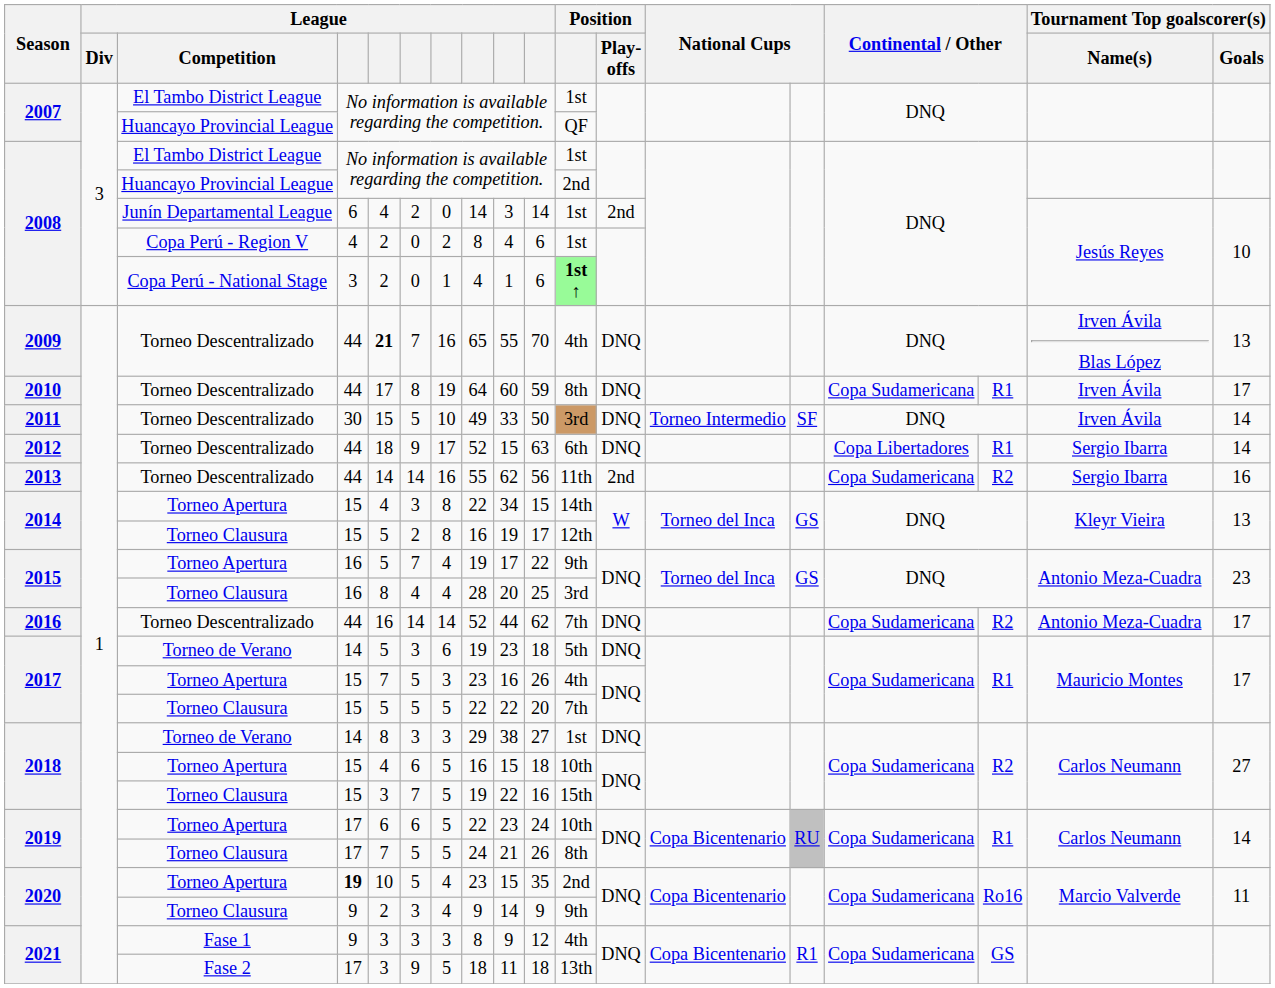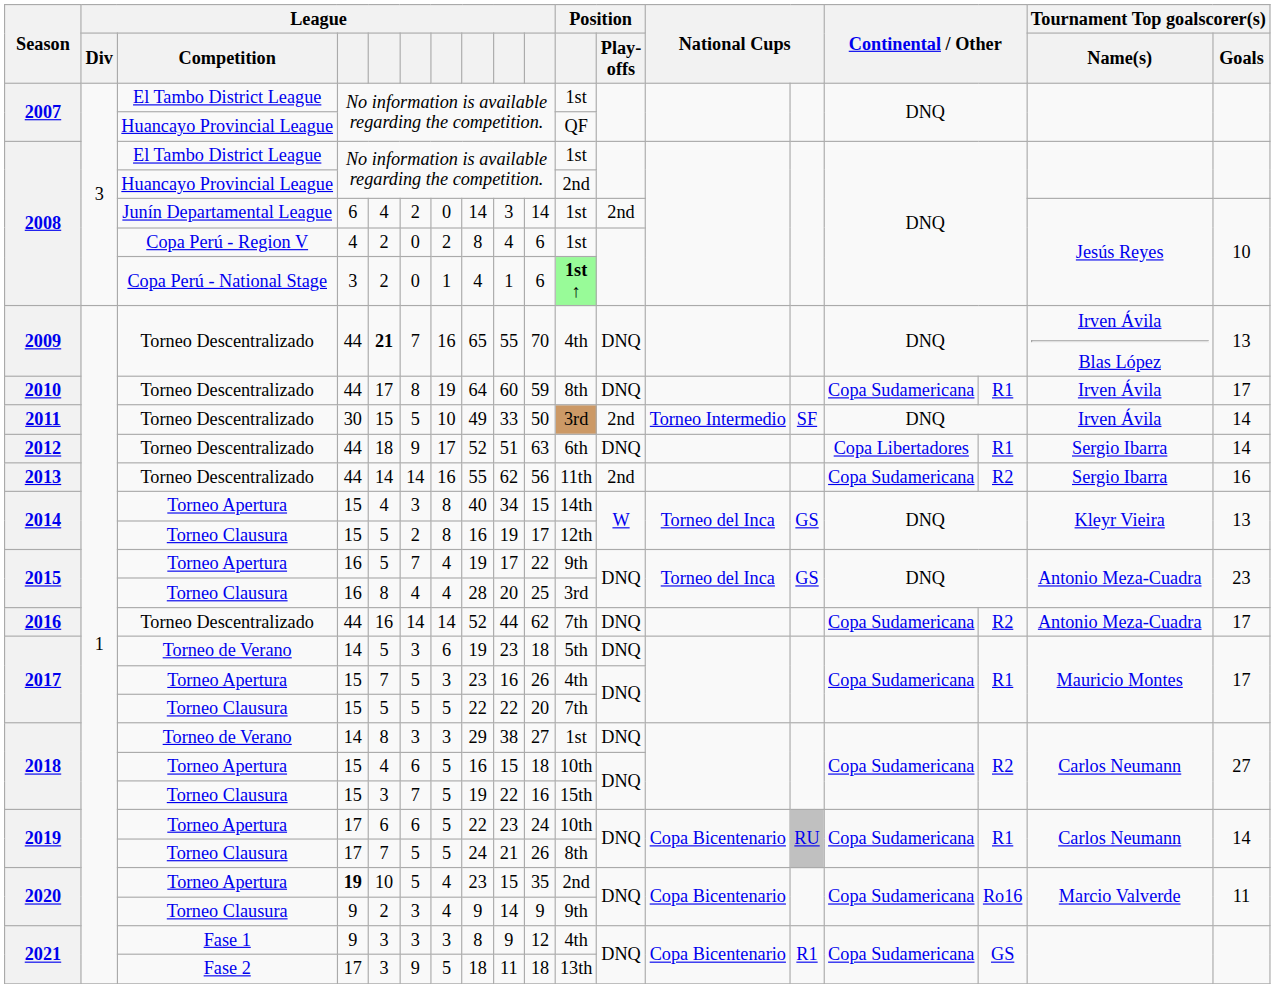(621, 419) DNQ -> (621, 419) 2nd
(509, 448) 15 -> (509, 448) 51
(478, 506) 22 -> (478, 506) 40
